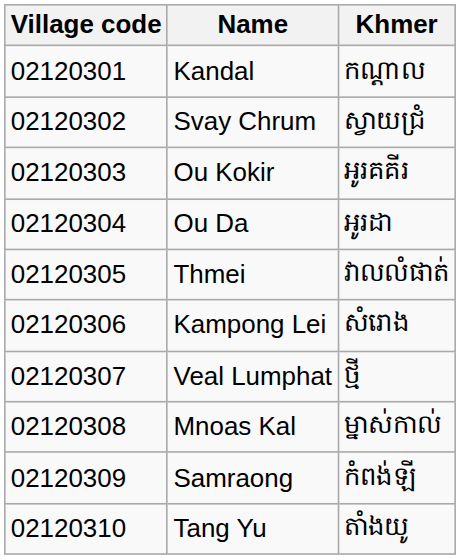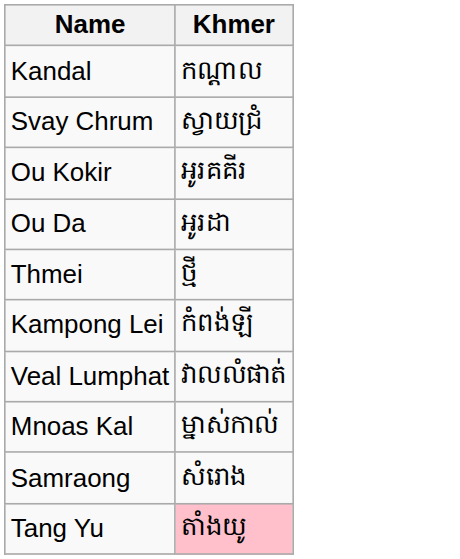- column: (86, 25)
(397, 272) វាលលំផាត់ -> (189, 272) ថ្មី
(376, 323) សំរោង -> (217, 323) កំពង់ឡី
(352, 374) ថ្មី -> (234, 374) វាលលំផាត់
(380, 476) កំពង់ឡី -> (214, 476) សំរោង
(376, 526) no background -> (214, 526) pink background
